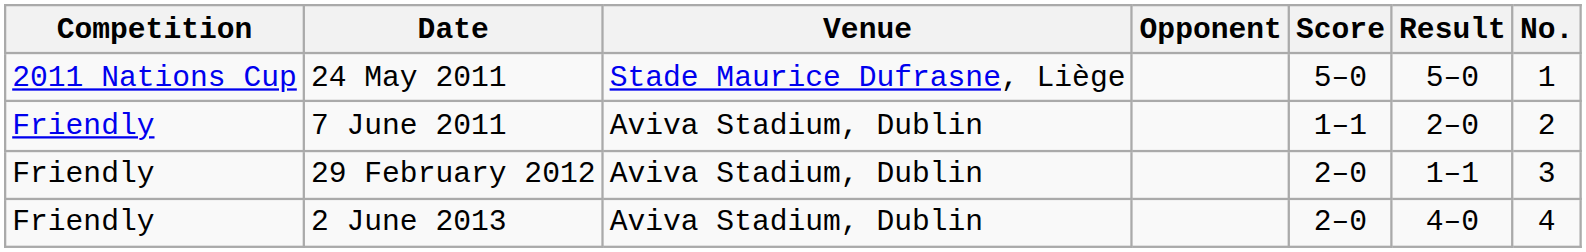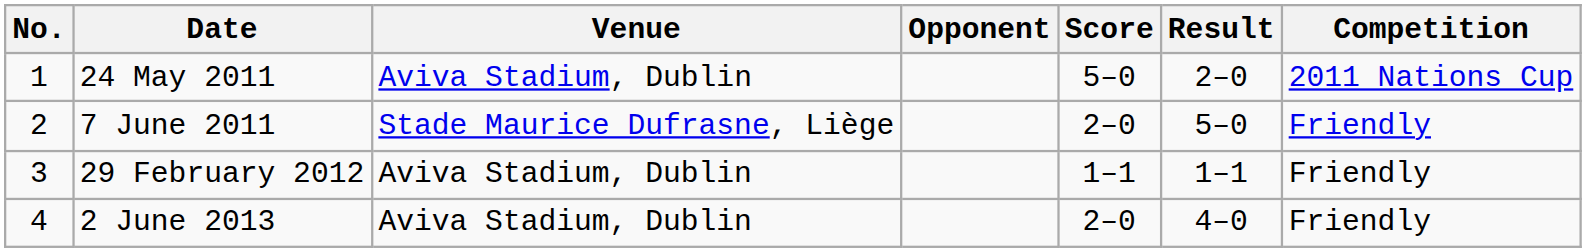columns swapped: (1547, 29) <-> (154, 29)
(868, 78) Stade Maurice Dufrasne, Liège -> (565, 78) Aviva Stadium, Dublin
(1452, 78) 5–0 -> (1221, 78) 2–0
(796, 126) Aviva Stadium, Dublin -> (636, 126) Stade Maurice Dufrasne, Liège
(1340, 126) 1–1 -> (1109, 126) 2–0
(1452, 126) 2–0 -> (1221, 126) 5–0
(1340, 174) 2–0 -> (1109, 174) 1–1
